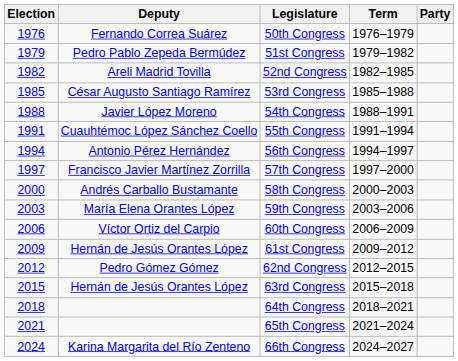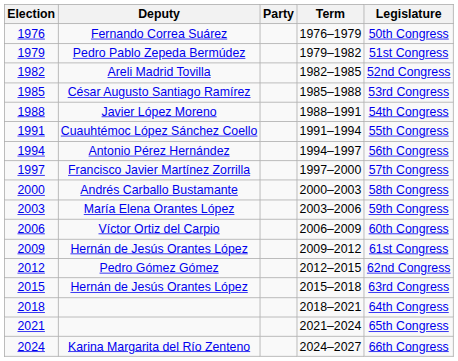columns swapped: (435, 14) <-> (305, 14)
